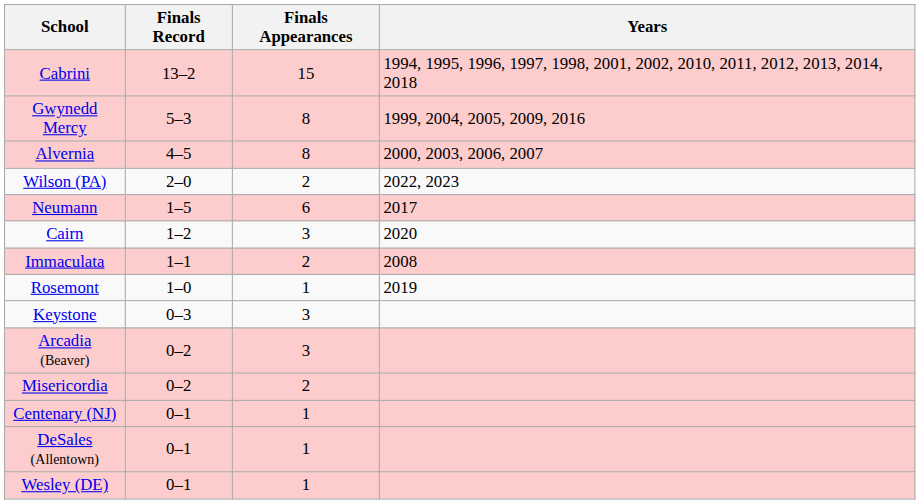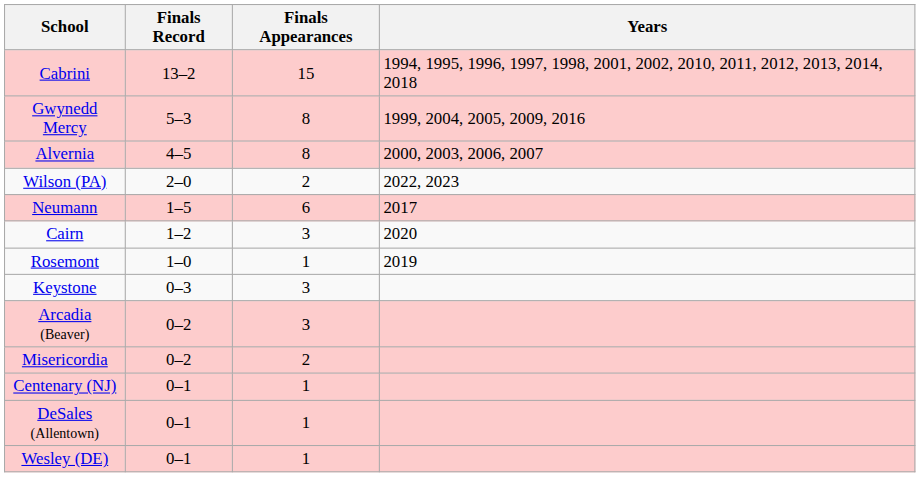- row: (65, 261)
